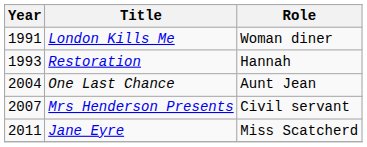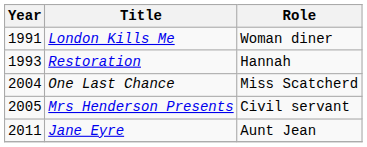(278, 85) Aunt Jean -> (299, 85) Miss Scatcherd
(25, 108) 2007 -> (25, 108) 2005
(299, 130) Miss Scatcherd -> (278, 130) Aunt Jean
